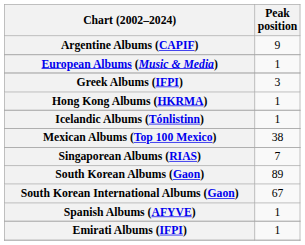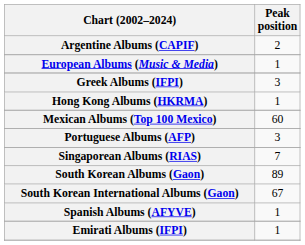(278, 45) 9 -> (278, 45) 2
- row: (130, 119)
(278, 138) 38 -> (278, 119) 60
+ row: (130, 138)
